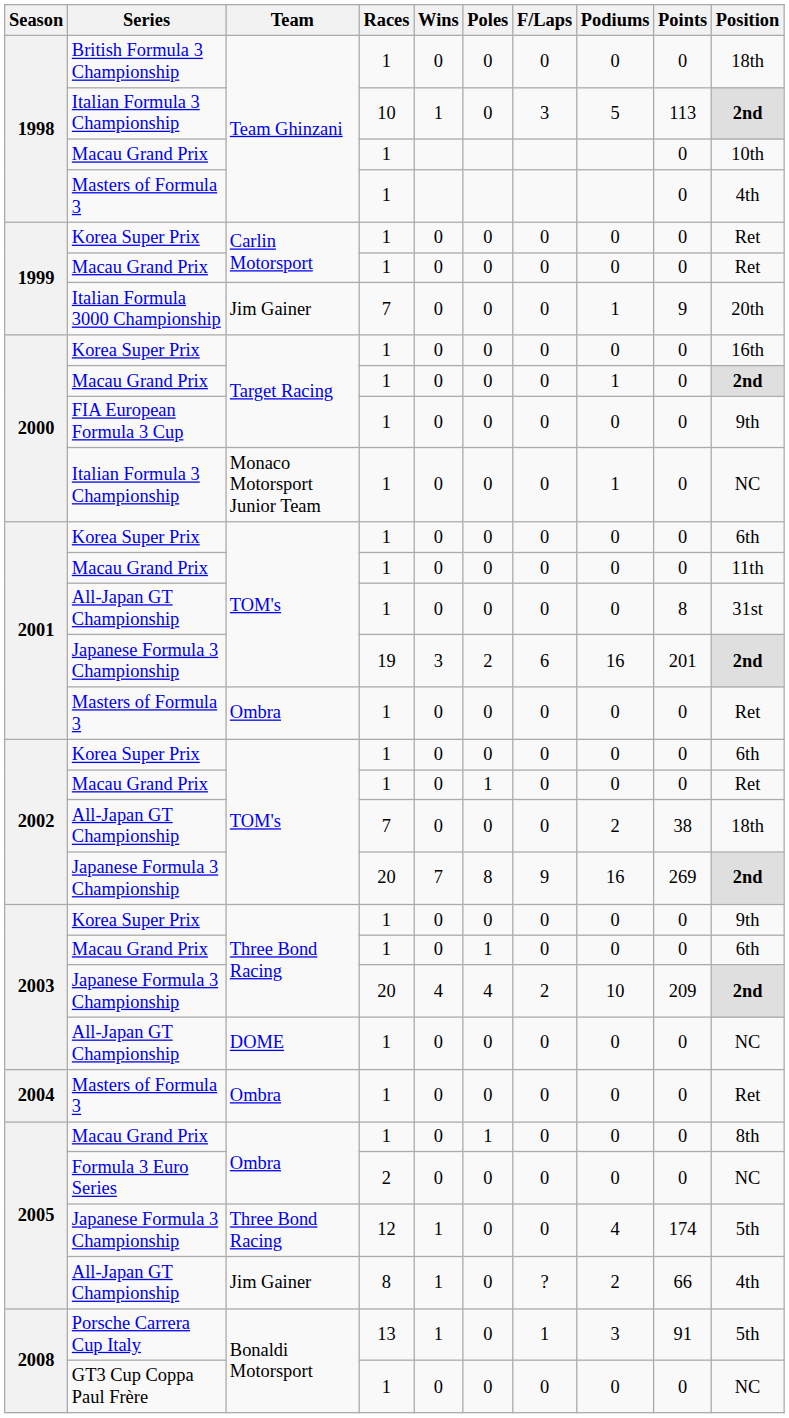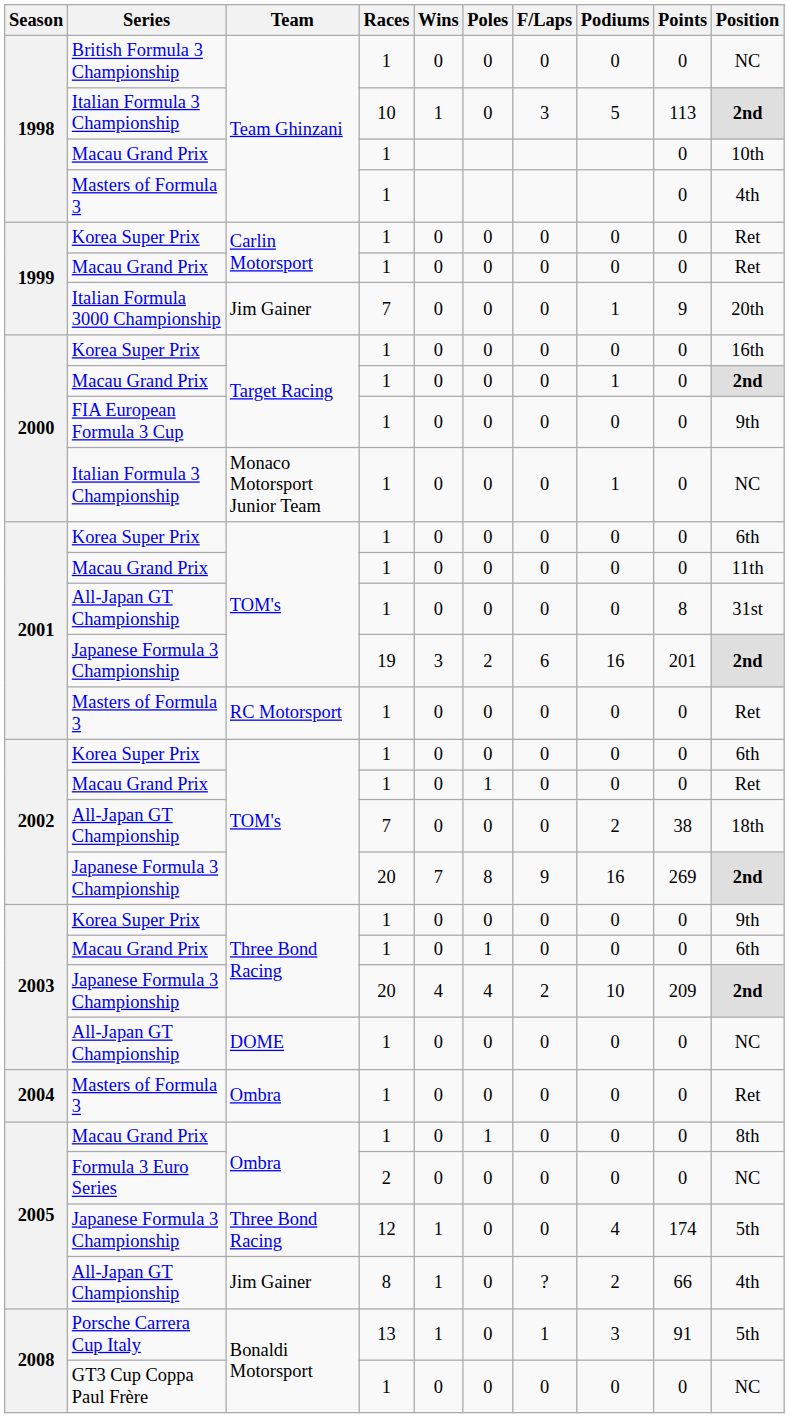(748, 61) 18th -> (748, 61) NC
(255, 713) Ombra -> (286, 713) RC Motorsport
